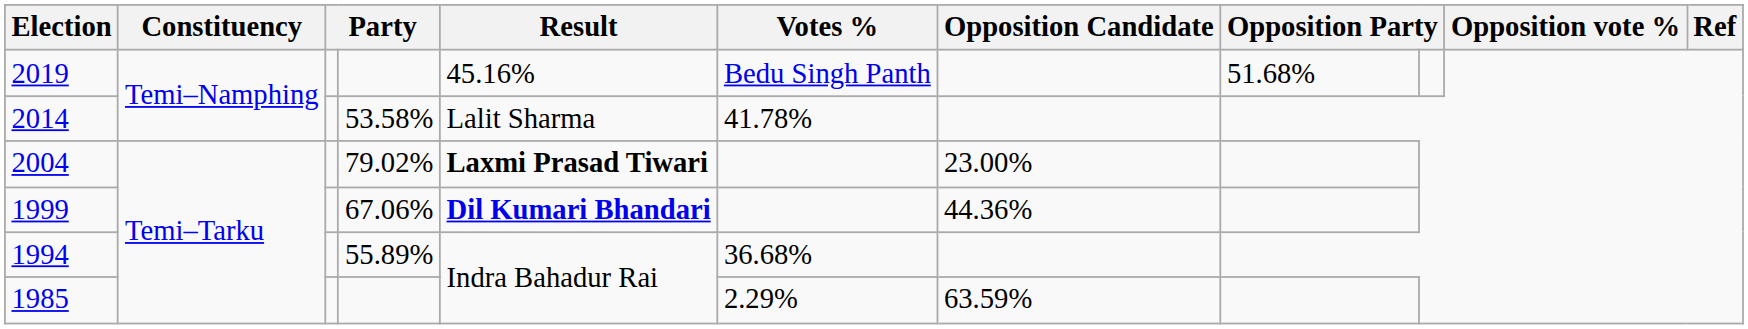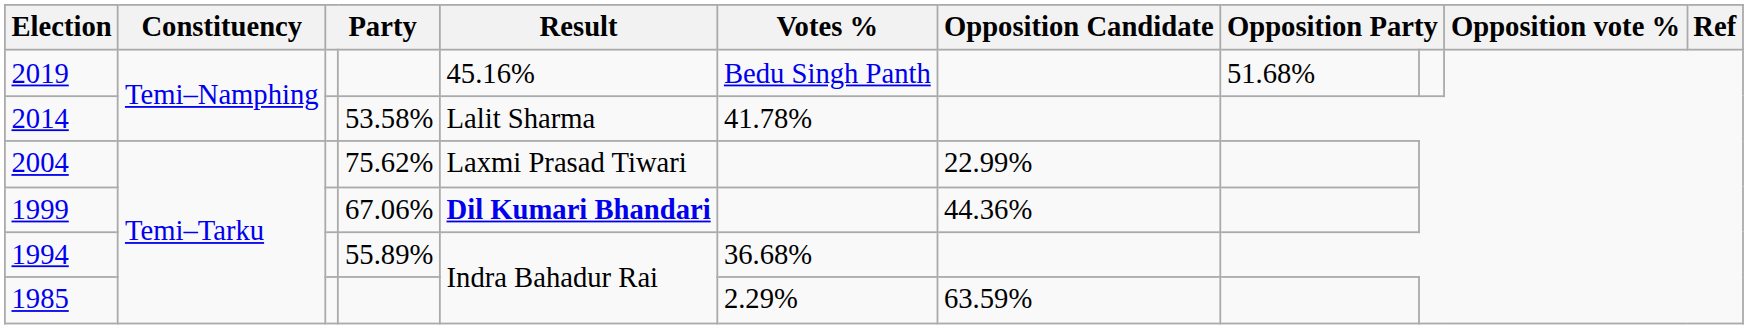(389, 163) 79.02% -> (389, 163) 75.62%
(577, 163) bold -> (567, 163) normal
(988, 163) 23.00% -> (988, 163) 22.99%
